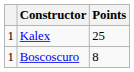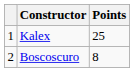(11, 57) 1 -> (11, 57) 2
